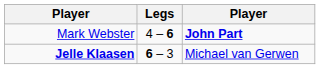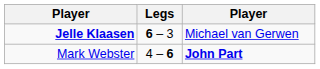rows swapped: (95, 53) <-> (96, 34)
